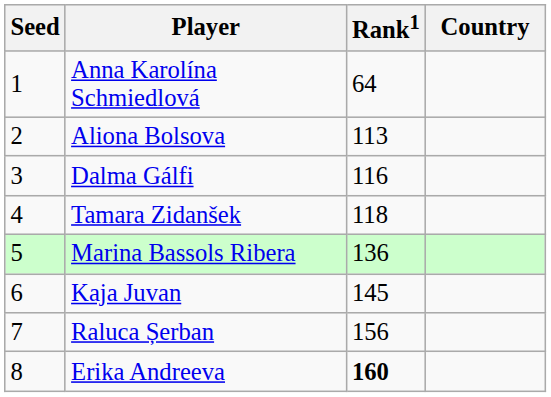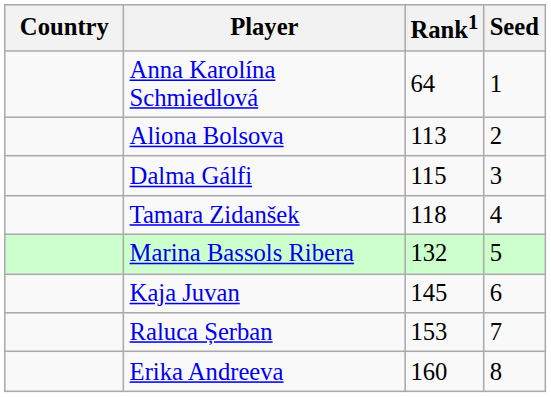columns swapped: (485, 27) <-> (35, 27)
(370, 175) 116 -> (428, 175) 115
(370, 253) 136 -> (429, 253) 132
(370, 331) 156 -> (429, 331) 153
(370, 371) bold -> (429, 371) normal
